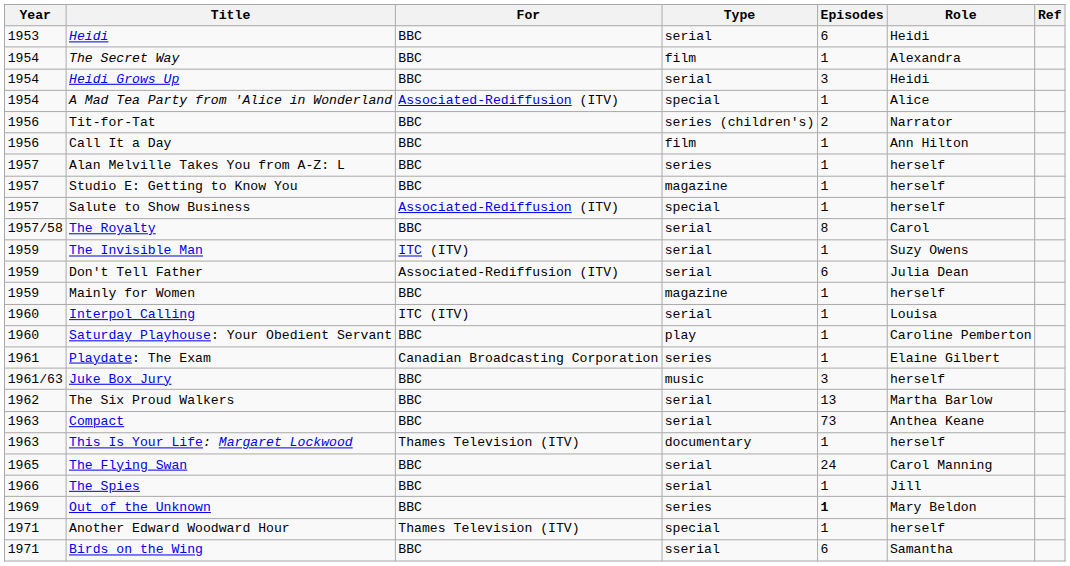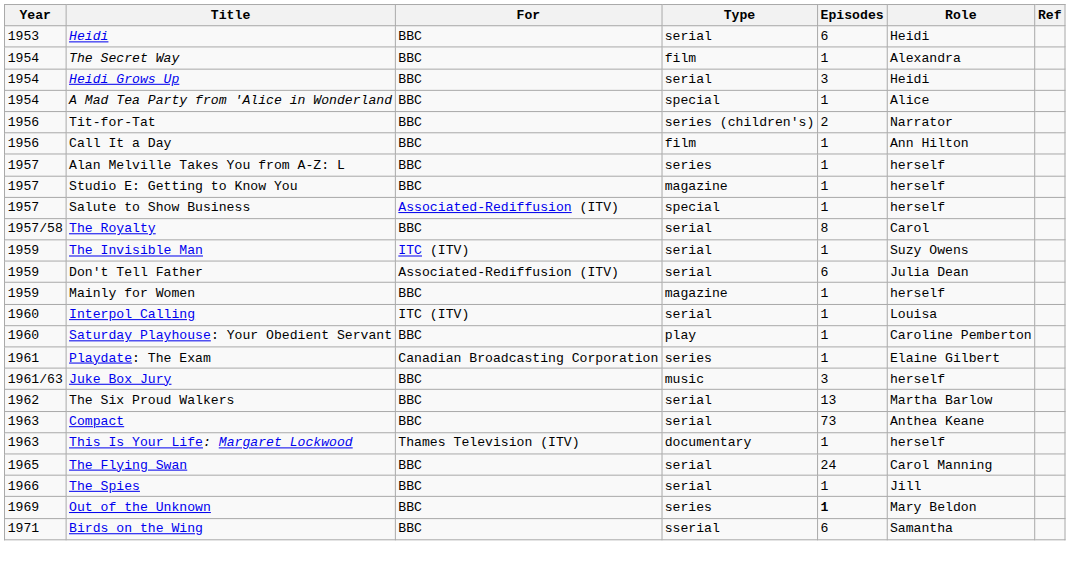(509, 101) Associated-Rediffusion (ITV) -> (410, 101) BBC
- row: (179, 529)
